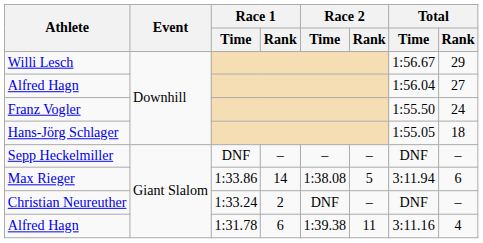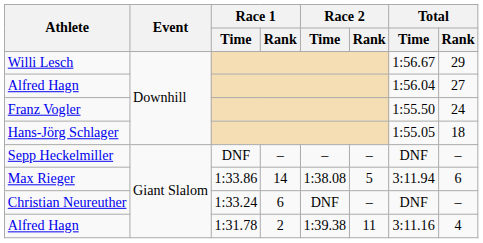(280, 202) 2 -> (280, 202) 6
(280, 226) 6 -> (280, 226) 2
